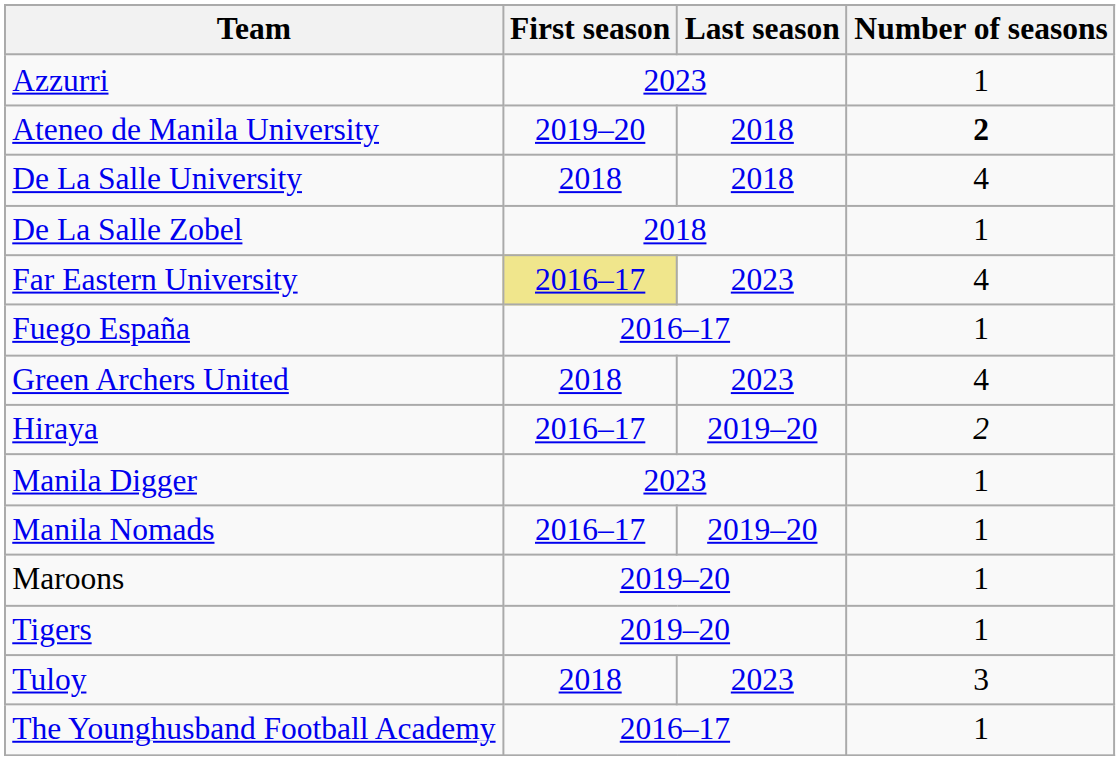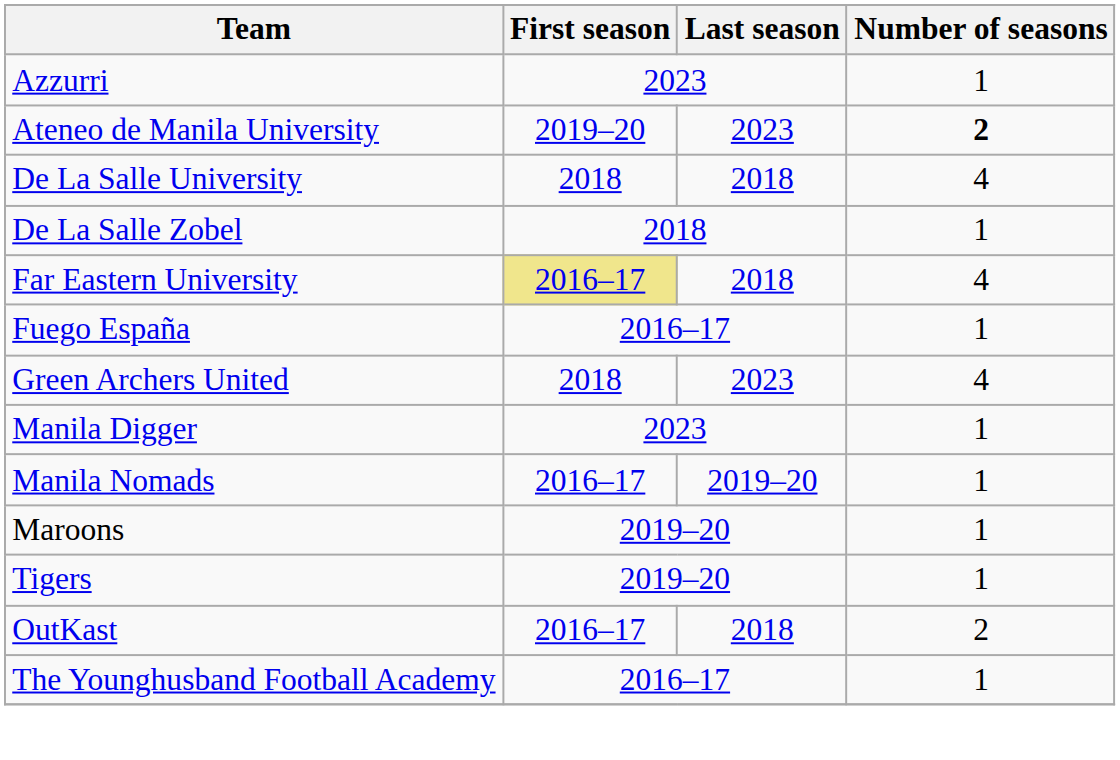(762, 129) 2018 -> (762, 129) 2023
(762, 279) 2023 -> (762, 279) 2018
- row: (55, 429)
- row: (49, 679)
+ row: (65, 629)
